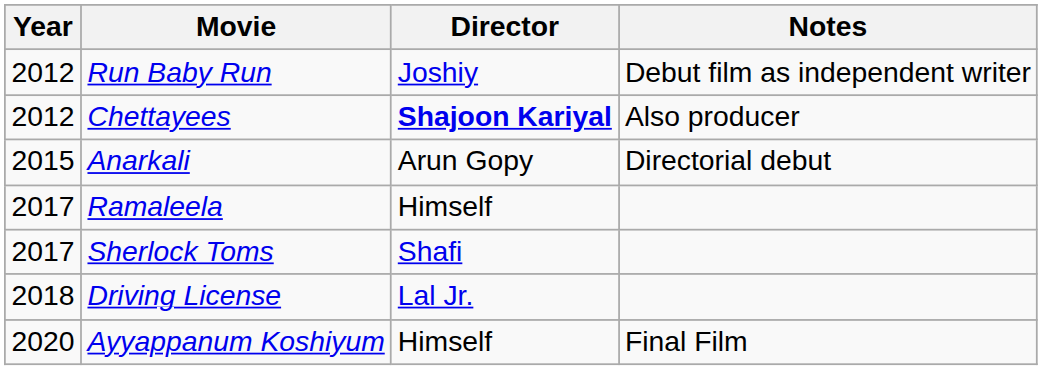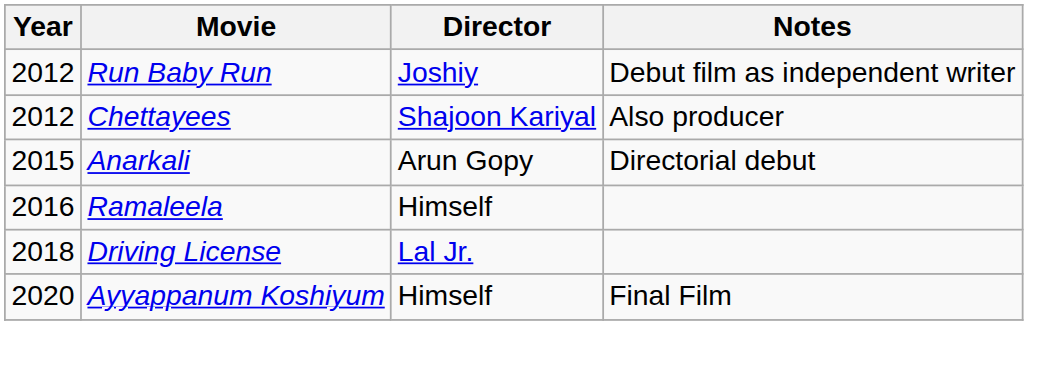(505, 116) bold -> (497, 116) normal
(43, 206) 2017 -> (43, 206) 2016
- row: (181, 251)
